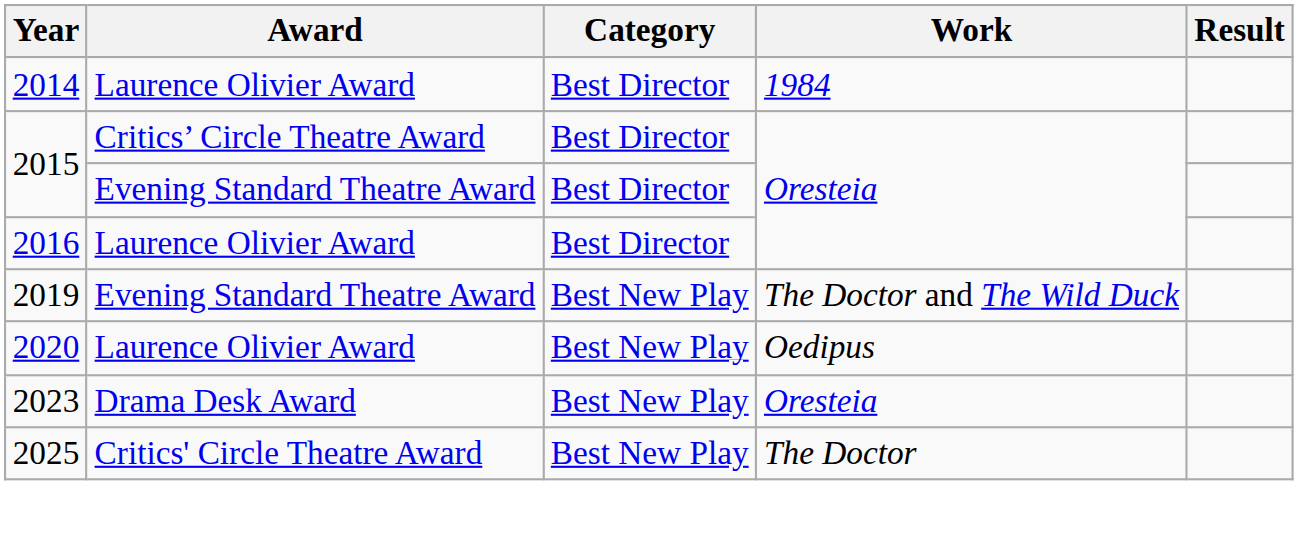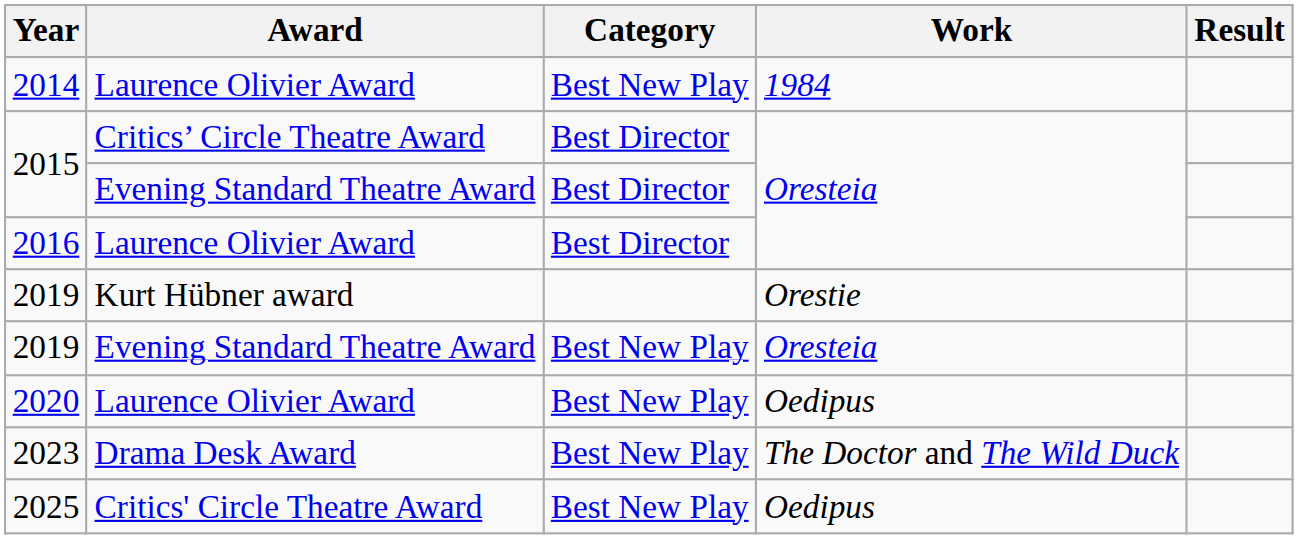(640, 83) Best Director -> (650, 83) Best New Play
+ row: (46, 294)
(971, 294) The Doctor and The Wild Duck -> (821, 347) Oresteia
(821, 400) Oresteia -> (971, 453) The Doctor and The Wild Duck
(840, 453) The Doctor -> (819, 505) Oedipus
